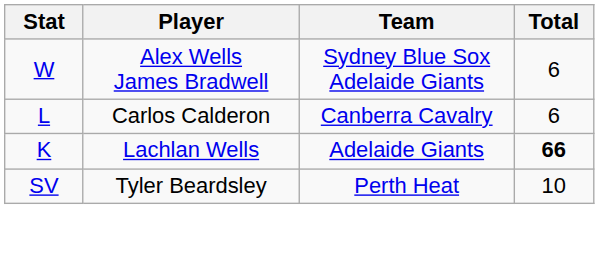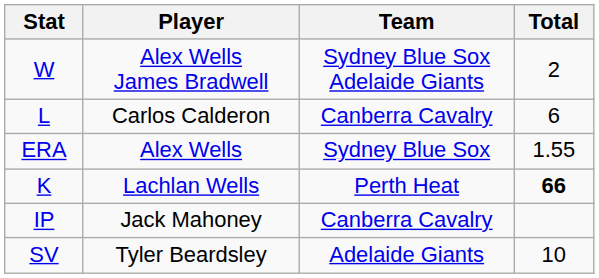(554, 68) 6 -> (554, 68) 2
+ row: (44, 150)
(407, 150) Adelaide Giants -> (407, 185) Perth Heat
+ row: (44, 220)
(407, 185) Perth Heat -> (407, 255) Adelaide Giants
